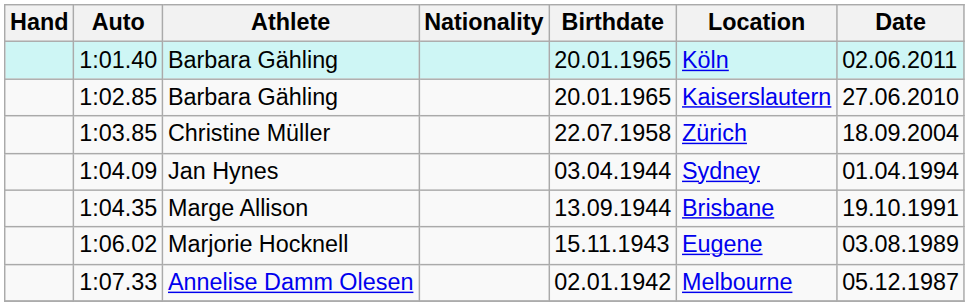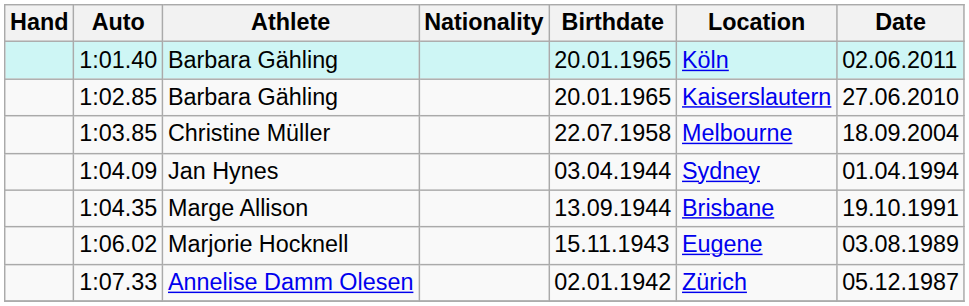(714, 134) Zürich -> (737, 134) Melbourne
(737, 282) Melbourne -> (714, 282) Zürich
